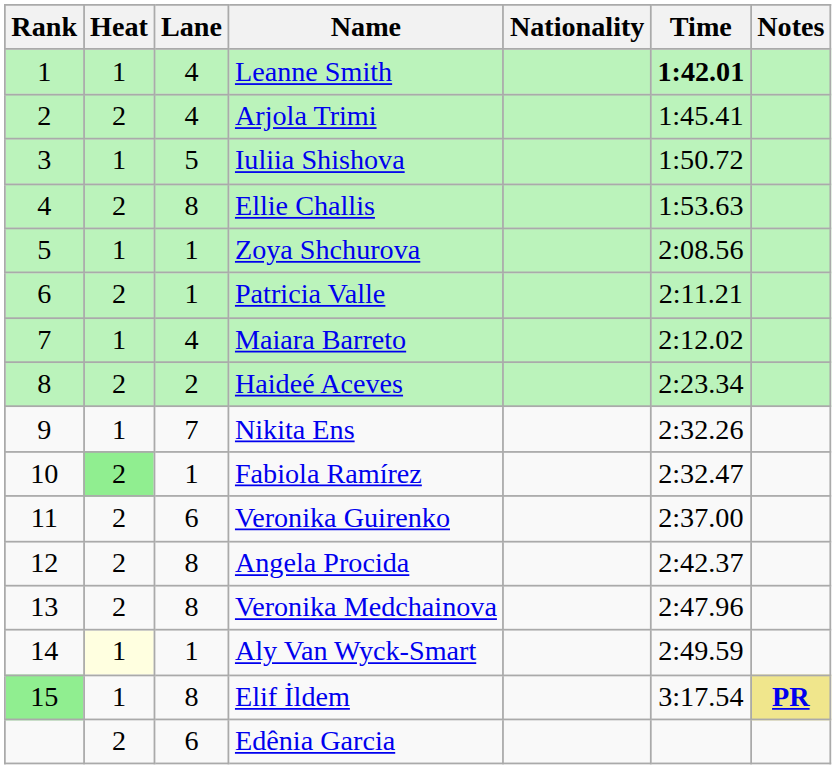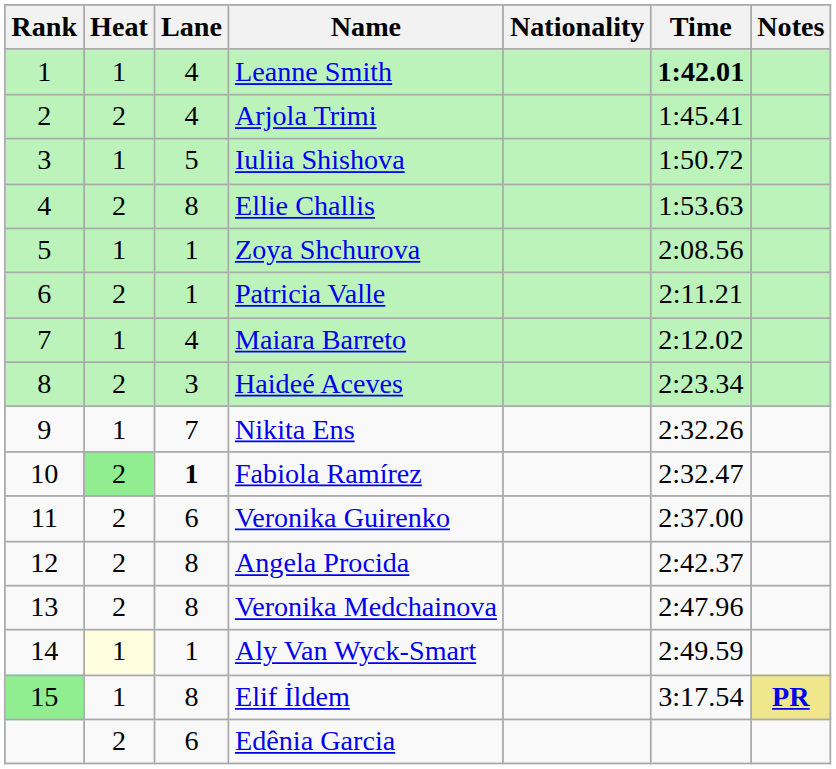(191, 384) 2 -> (191, 384) 3
(191, 473) normal -> (191, 473) bold
